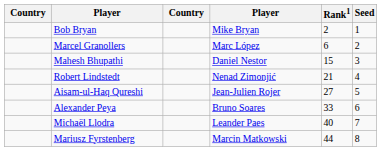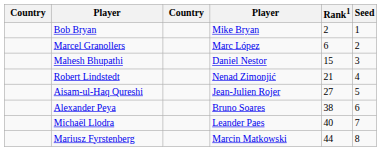(328, 107) 33 -> (328, 107) 38
